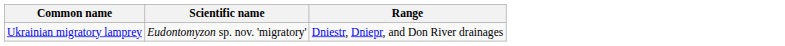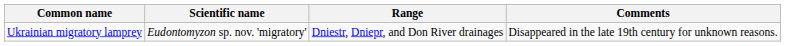+ column: (643, 13)
